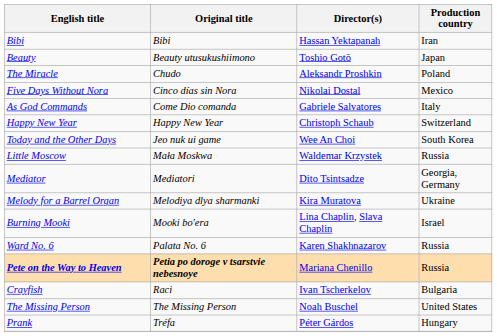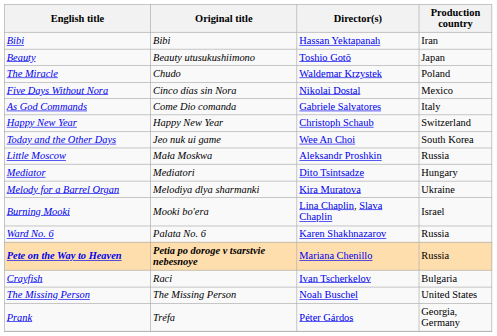(341, 73) Aleksandr Proshkin -> (341, 73) Waldemar Krzystek
(341, 156) Waldemar Krzystek -> (341, 156) Aleksandr Proshkin
(441, 178) Georgia, Germany -> (439, 172) Hungary
(439, 323) Hungary -> (441, 317) Georgia, Germany
